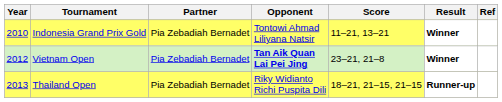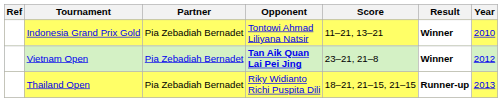columns swapped: (17, 12) <-> (487, 12)
